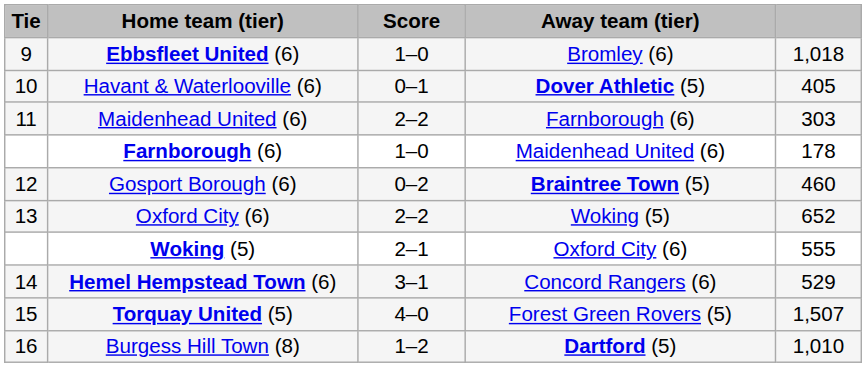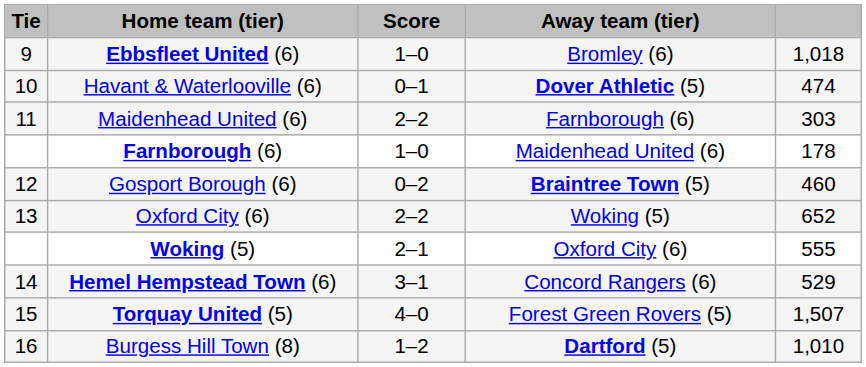(818, 86) 405 -> (818, 86) 474
